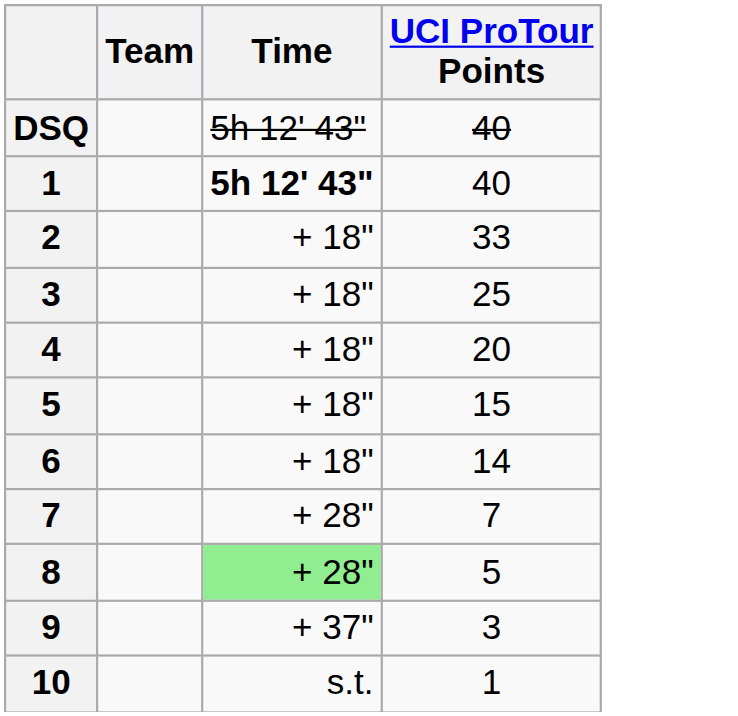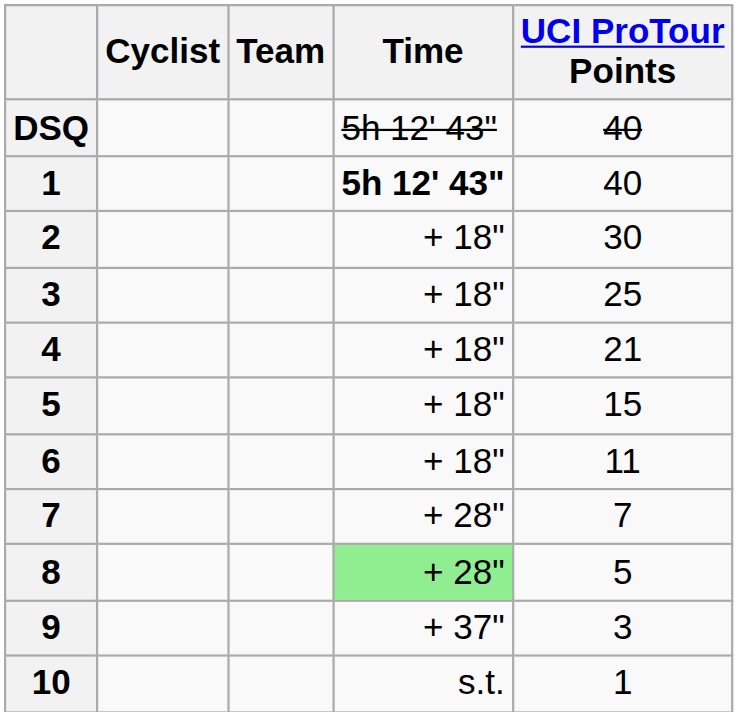+ column: (163, 51)
(492, 238) 33 -> (623, 238) 30
(492, 349) 20 -> (623, 349) 21
(492, 460) 14 -> (623, 460) 11
